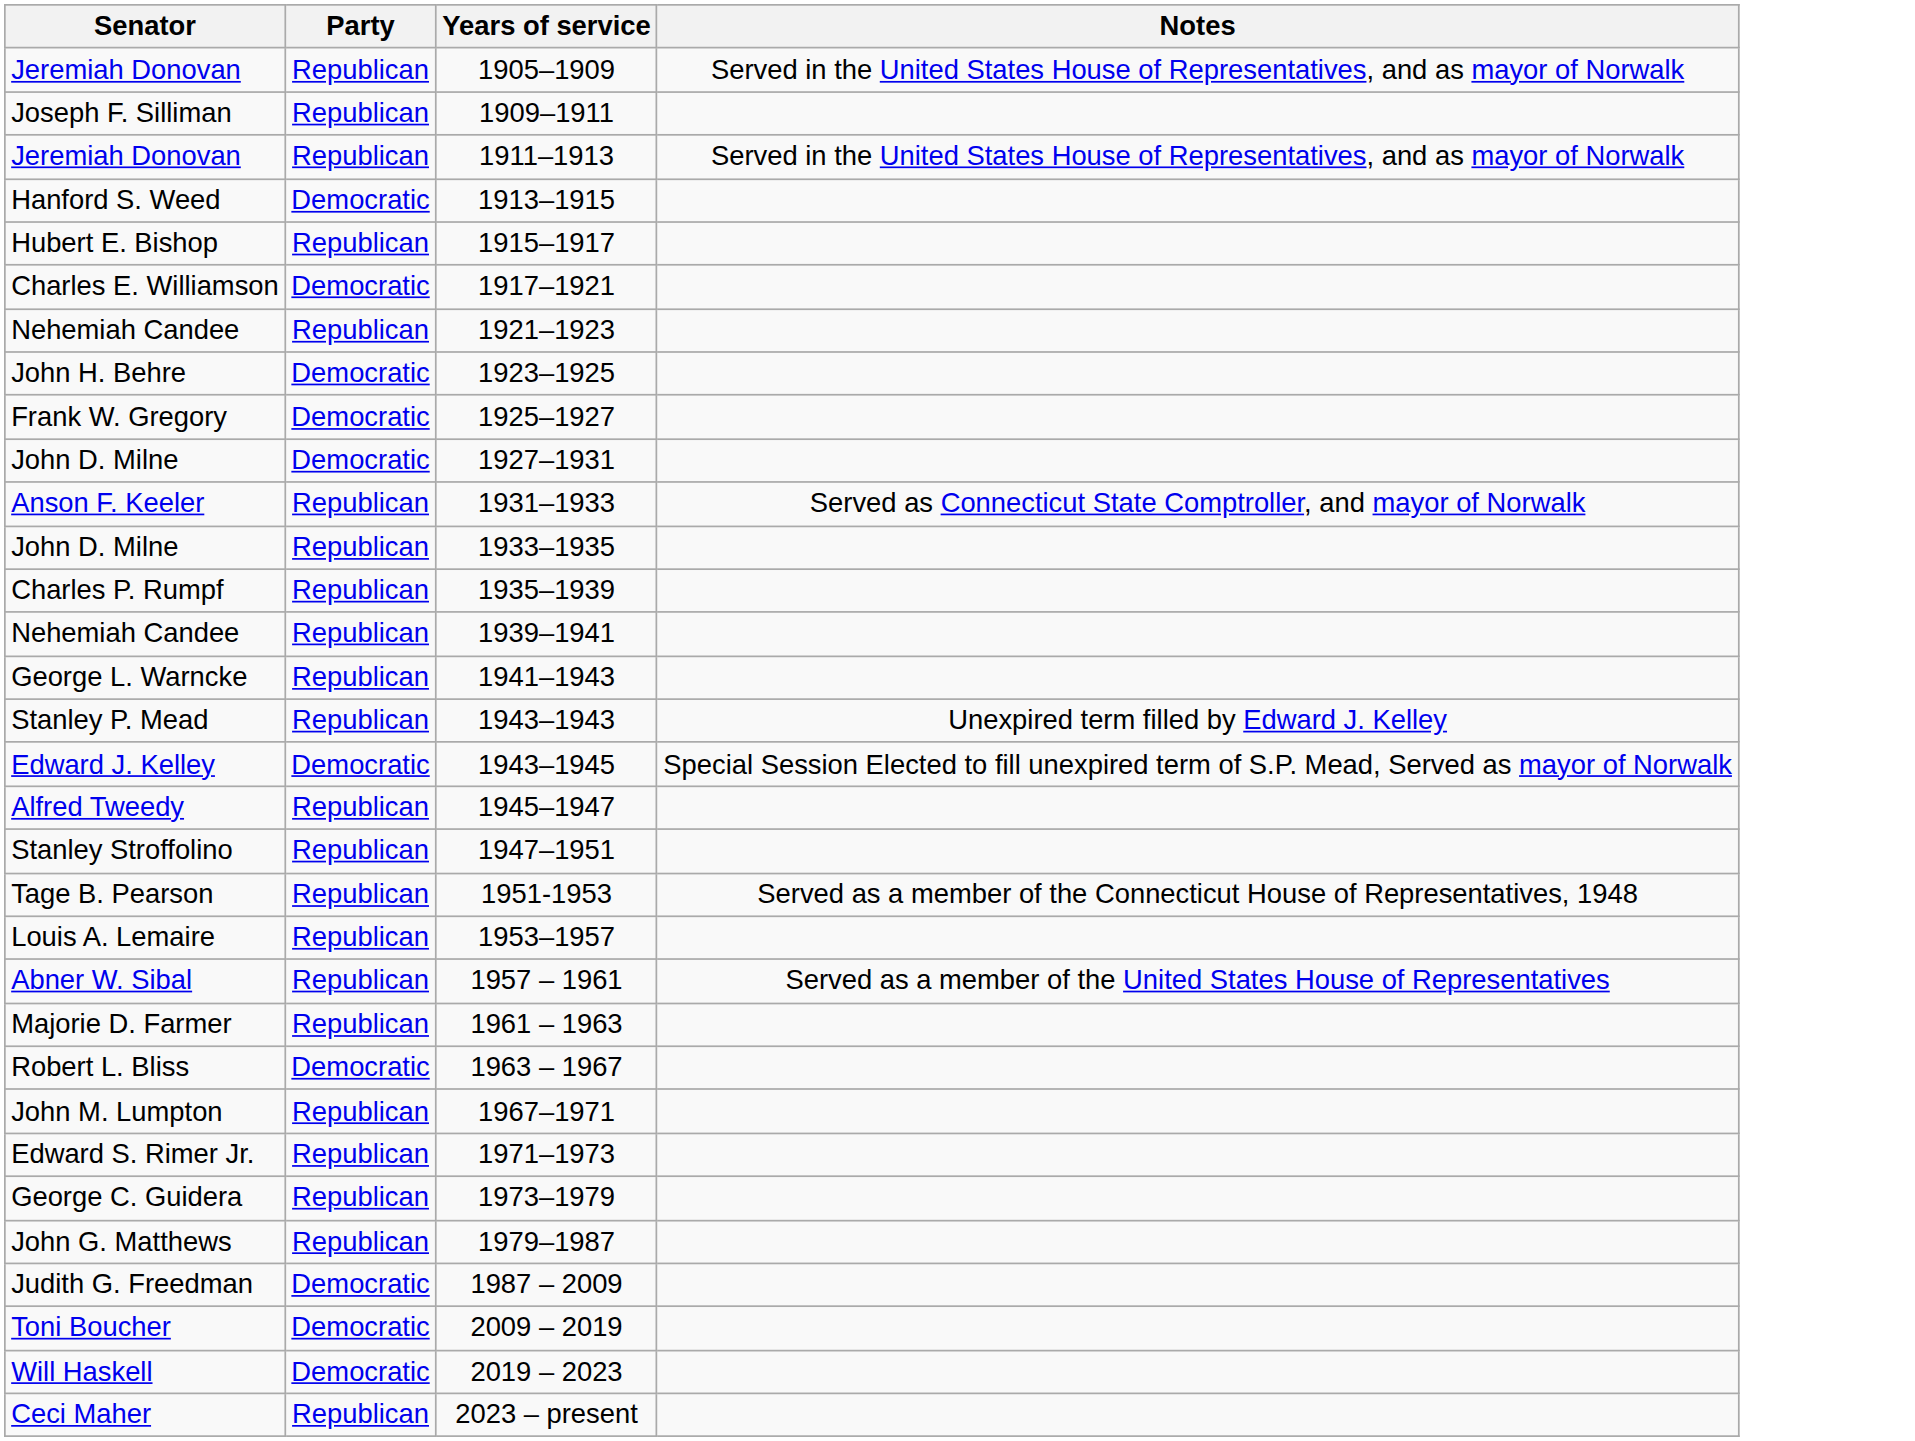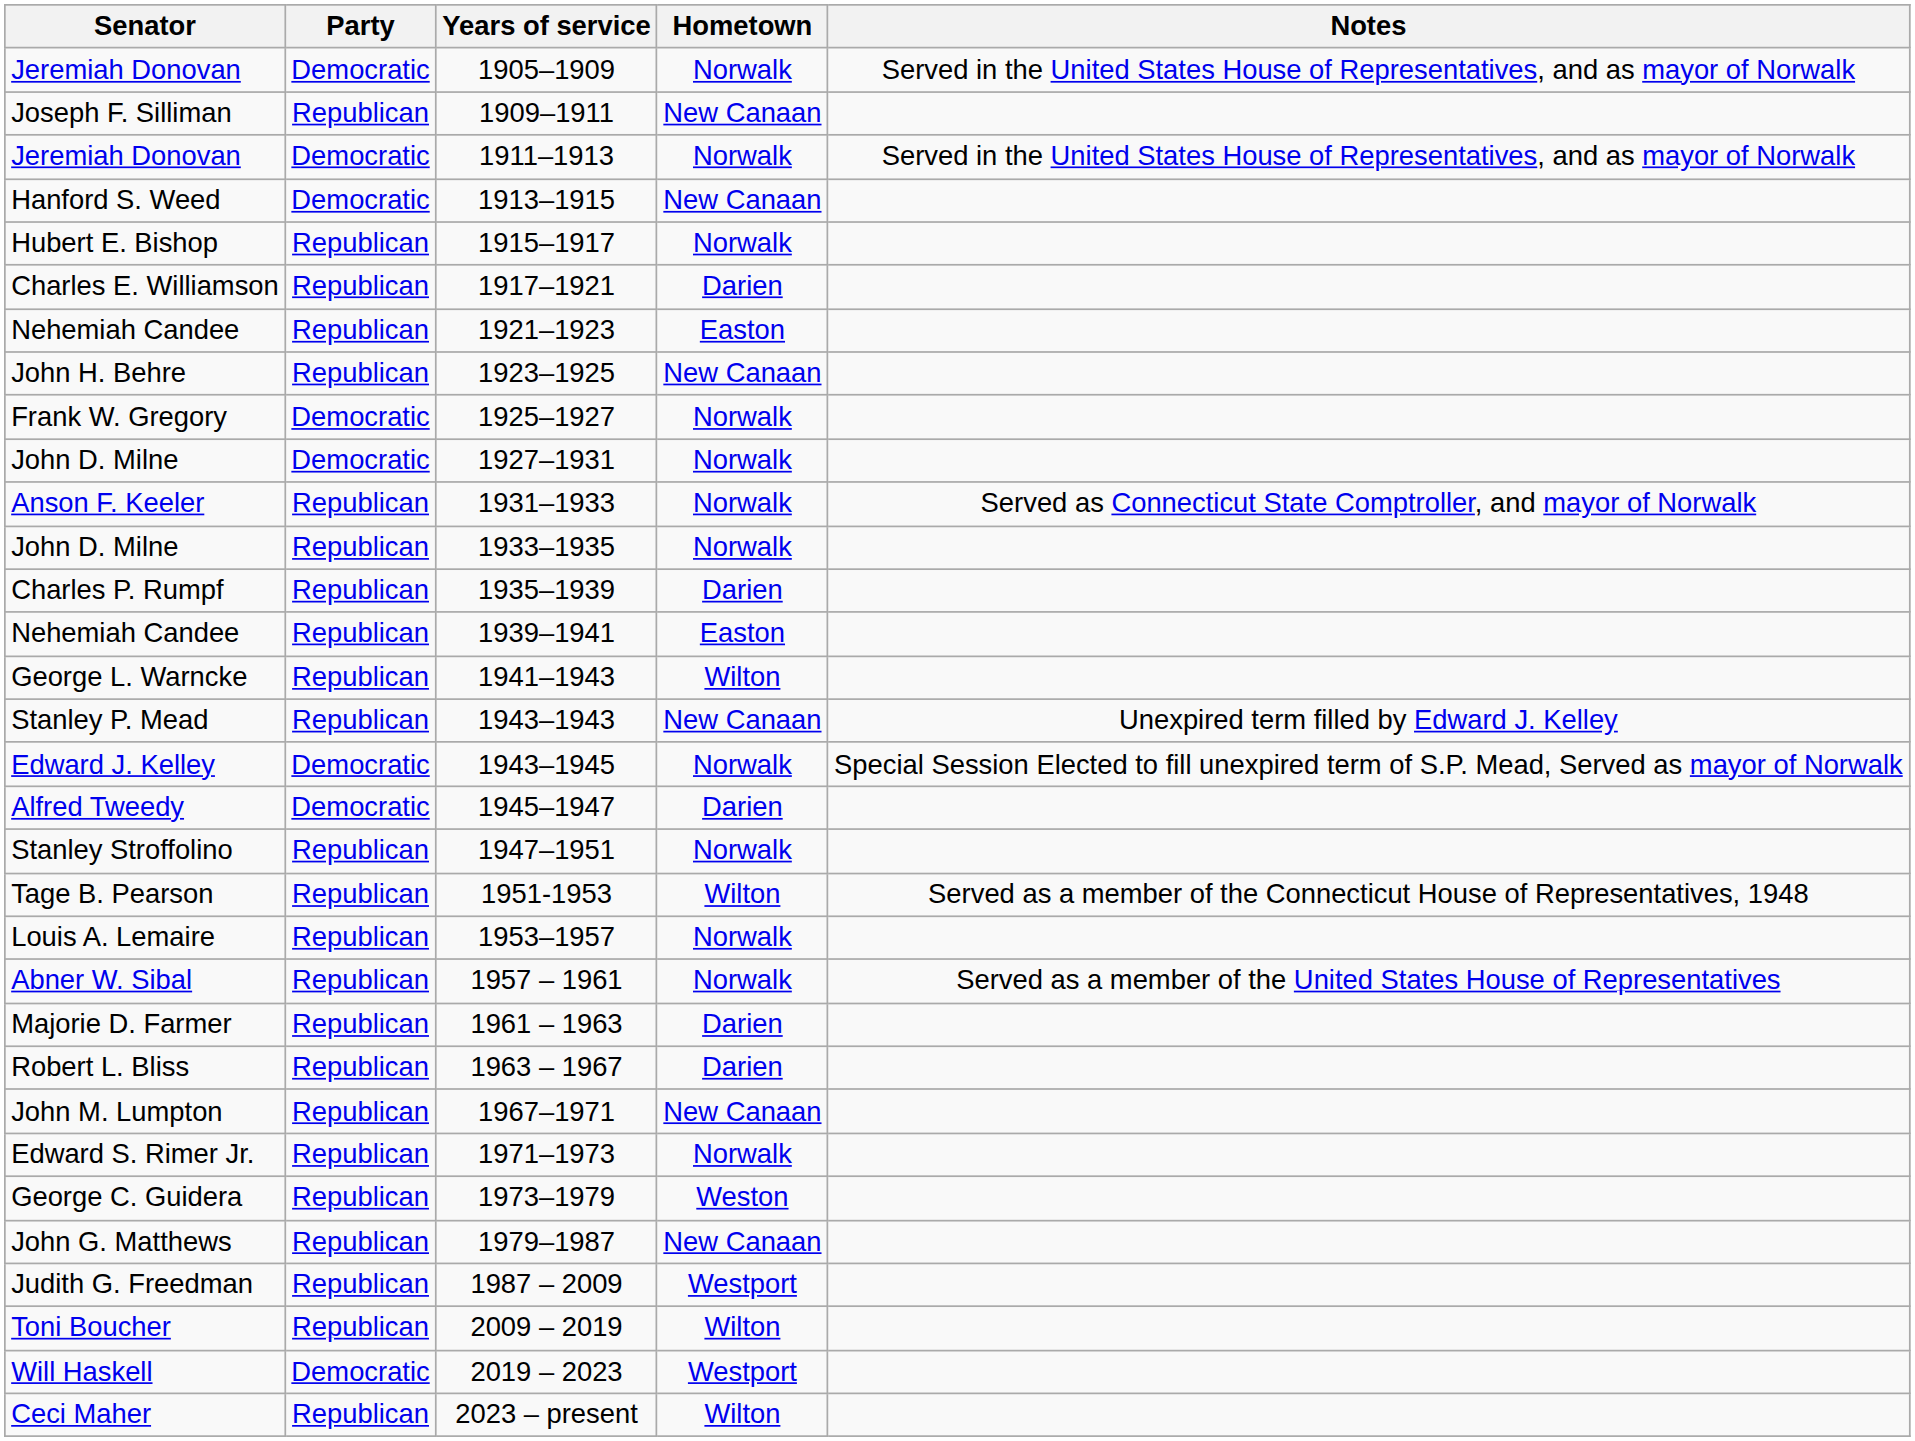+ column: (742, 26)
(361, 69) Republican -> (361, 69) Democratic
(361, 156) Republican -> (361, 156) Democratic
(361, 286) Democratic -> (361, 286) Republican
(361, 373) Democratic -> (361, 373) Republican
(361, 807) Republican -> (361, 807) Democratic
(361, 1067) Democratic -> (361, 1067) Republican
(361, 1284) Democratic -> (361, 1284) Republican
(361, 1327) Democratic -> (361, 1327) Republican
